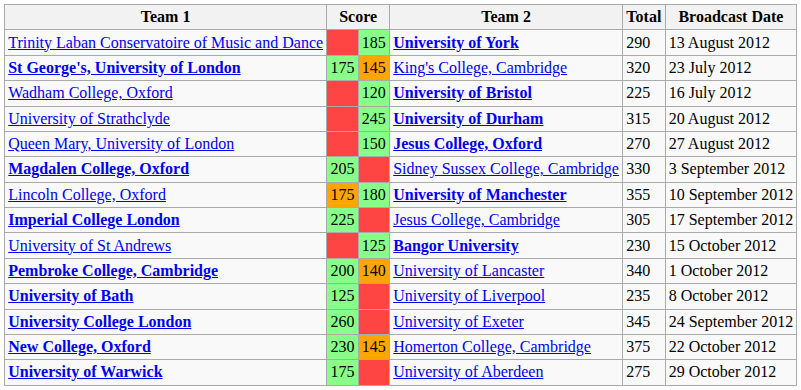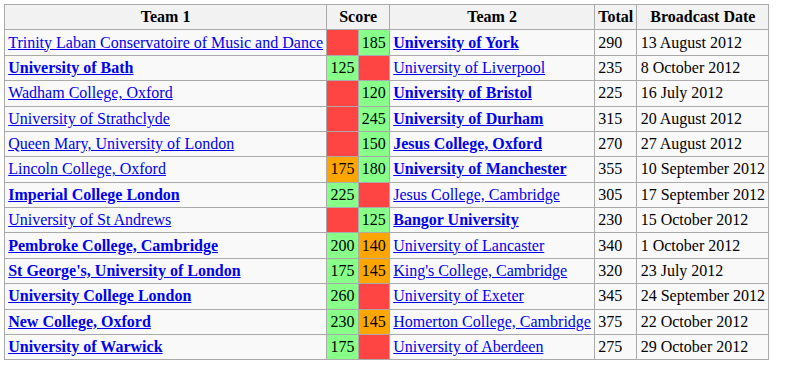rows swapped: (124, 67) <-> (71, 296)
- row: (99, 169)
